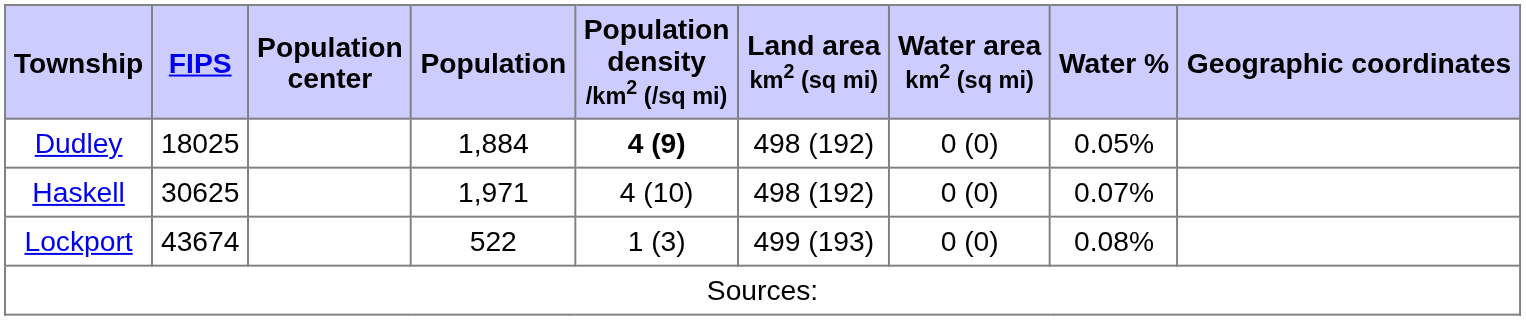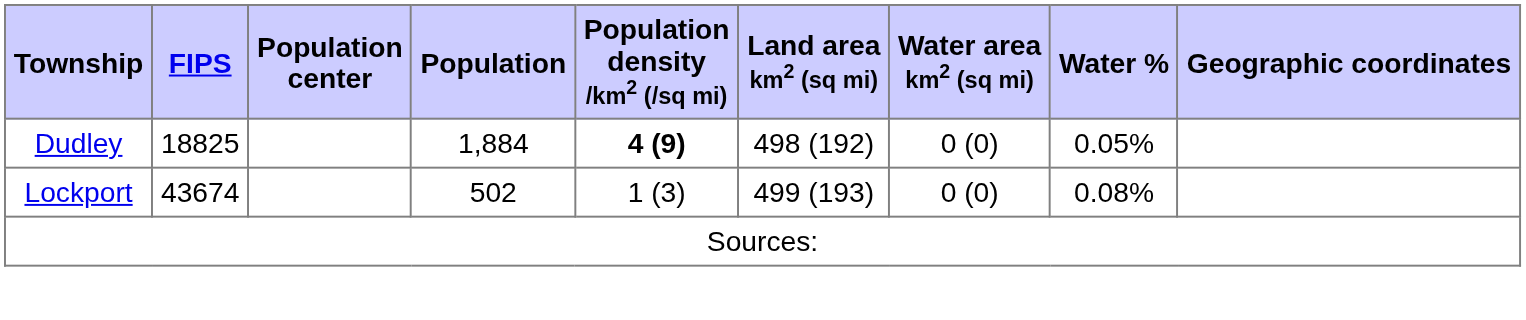(200, 143) 18025 -> (200, 143) 18825
- row: (79, 192)
(493, 241) 522 -> (493, 192) 502
